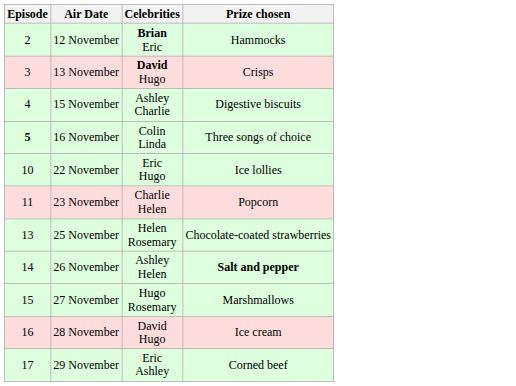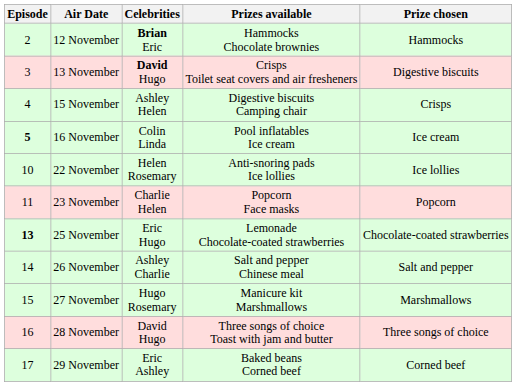+ column: (271, 14)
(258, 72) Crisps -> (436, 72) Digestive biscuits
(152, 104) Ashley Charlie -> (152, 104) Ashley Helen
(258, 104) Digestive biscuits -> (436, 104) Crisps
(258, 137) Three songs of choice -> (436, 137) Ice cream
(152, 169) Eric Hugo -> (152, 169) Helen Rosemary
(27, 234) normal -> (27, 234) bold
(152, 234) Helen Rosemary -> (152, 234) Eric Hugo
(152, 267) Ashley Helen -> (152, 267) Ashley Charlie
(258, 267) bold -> (436, 267) normal
(258, 332) Ice cream -> (436, 332) Three songs of choice
